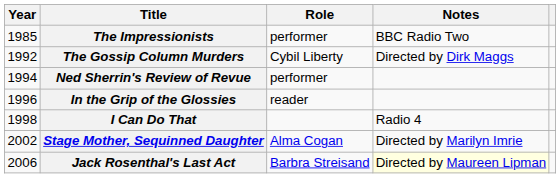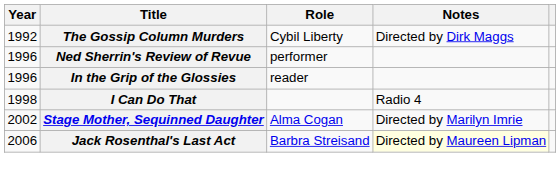- row: (153, 36)
(22, 78) 1994 -> (22, 57) 1996
